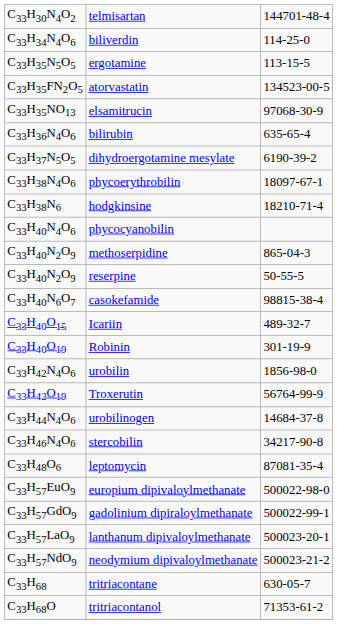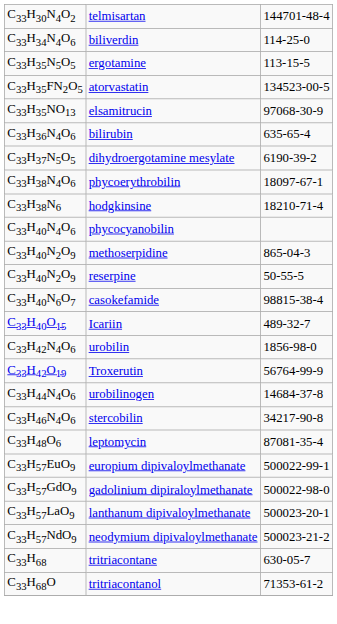- row: (109, 347)
(296, 489) 500022-98-0 -> (296, 465) 500022-99-1
(296, 512) 500022-99-1 -> (296, 489) 500022-98-0
